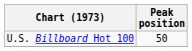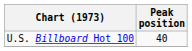(162, 39) 50 -> (162, 39) 40
